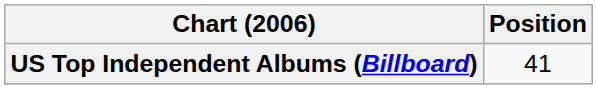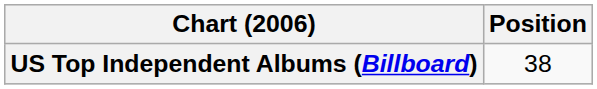(538, 63) 41 -> (538, 63) 38
